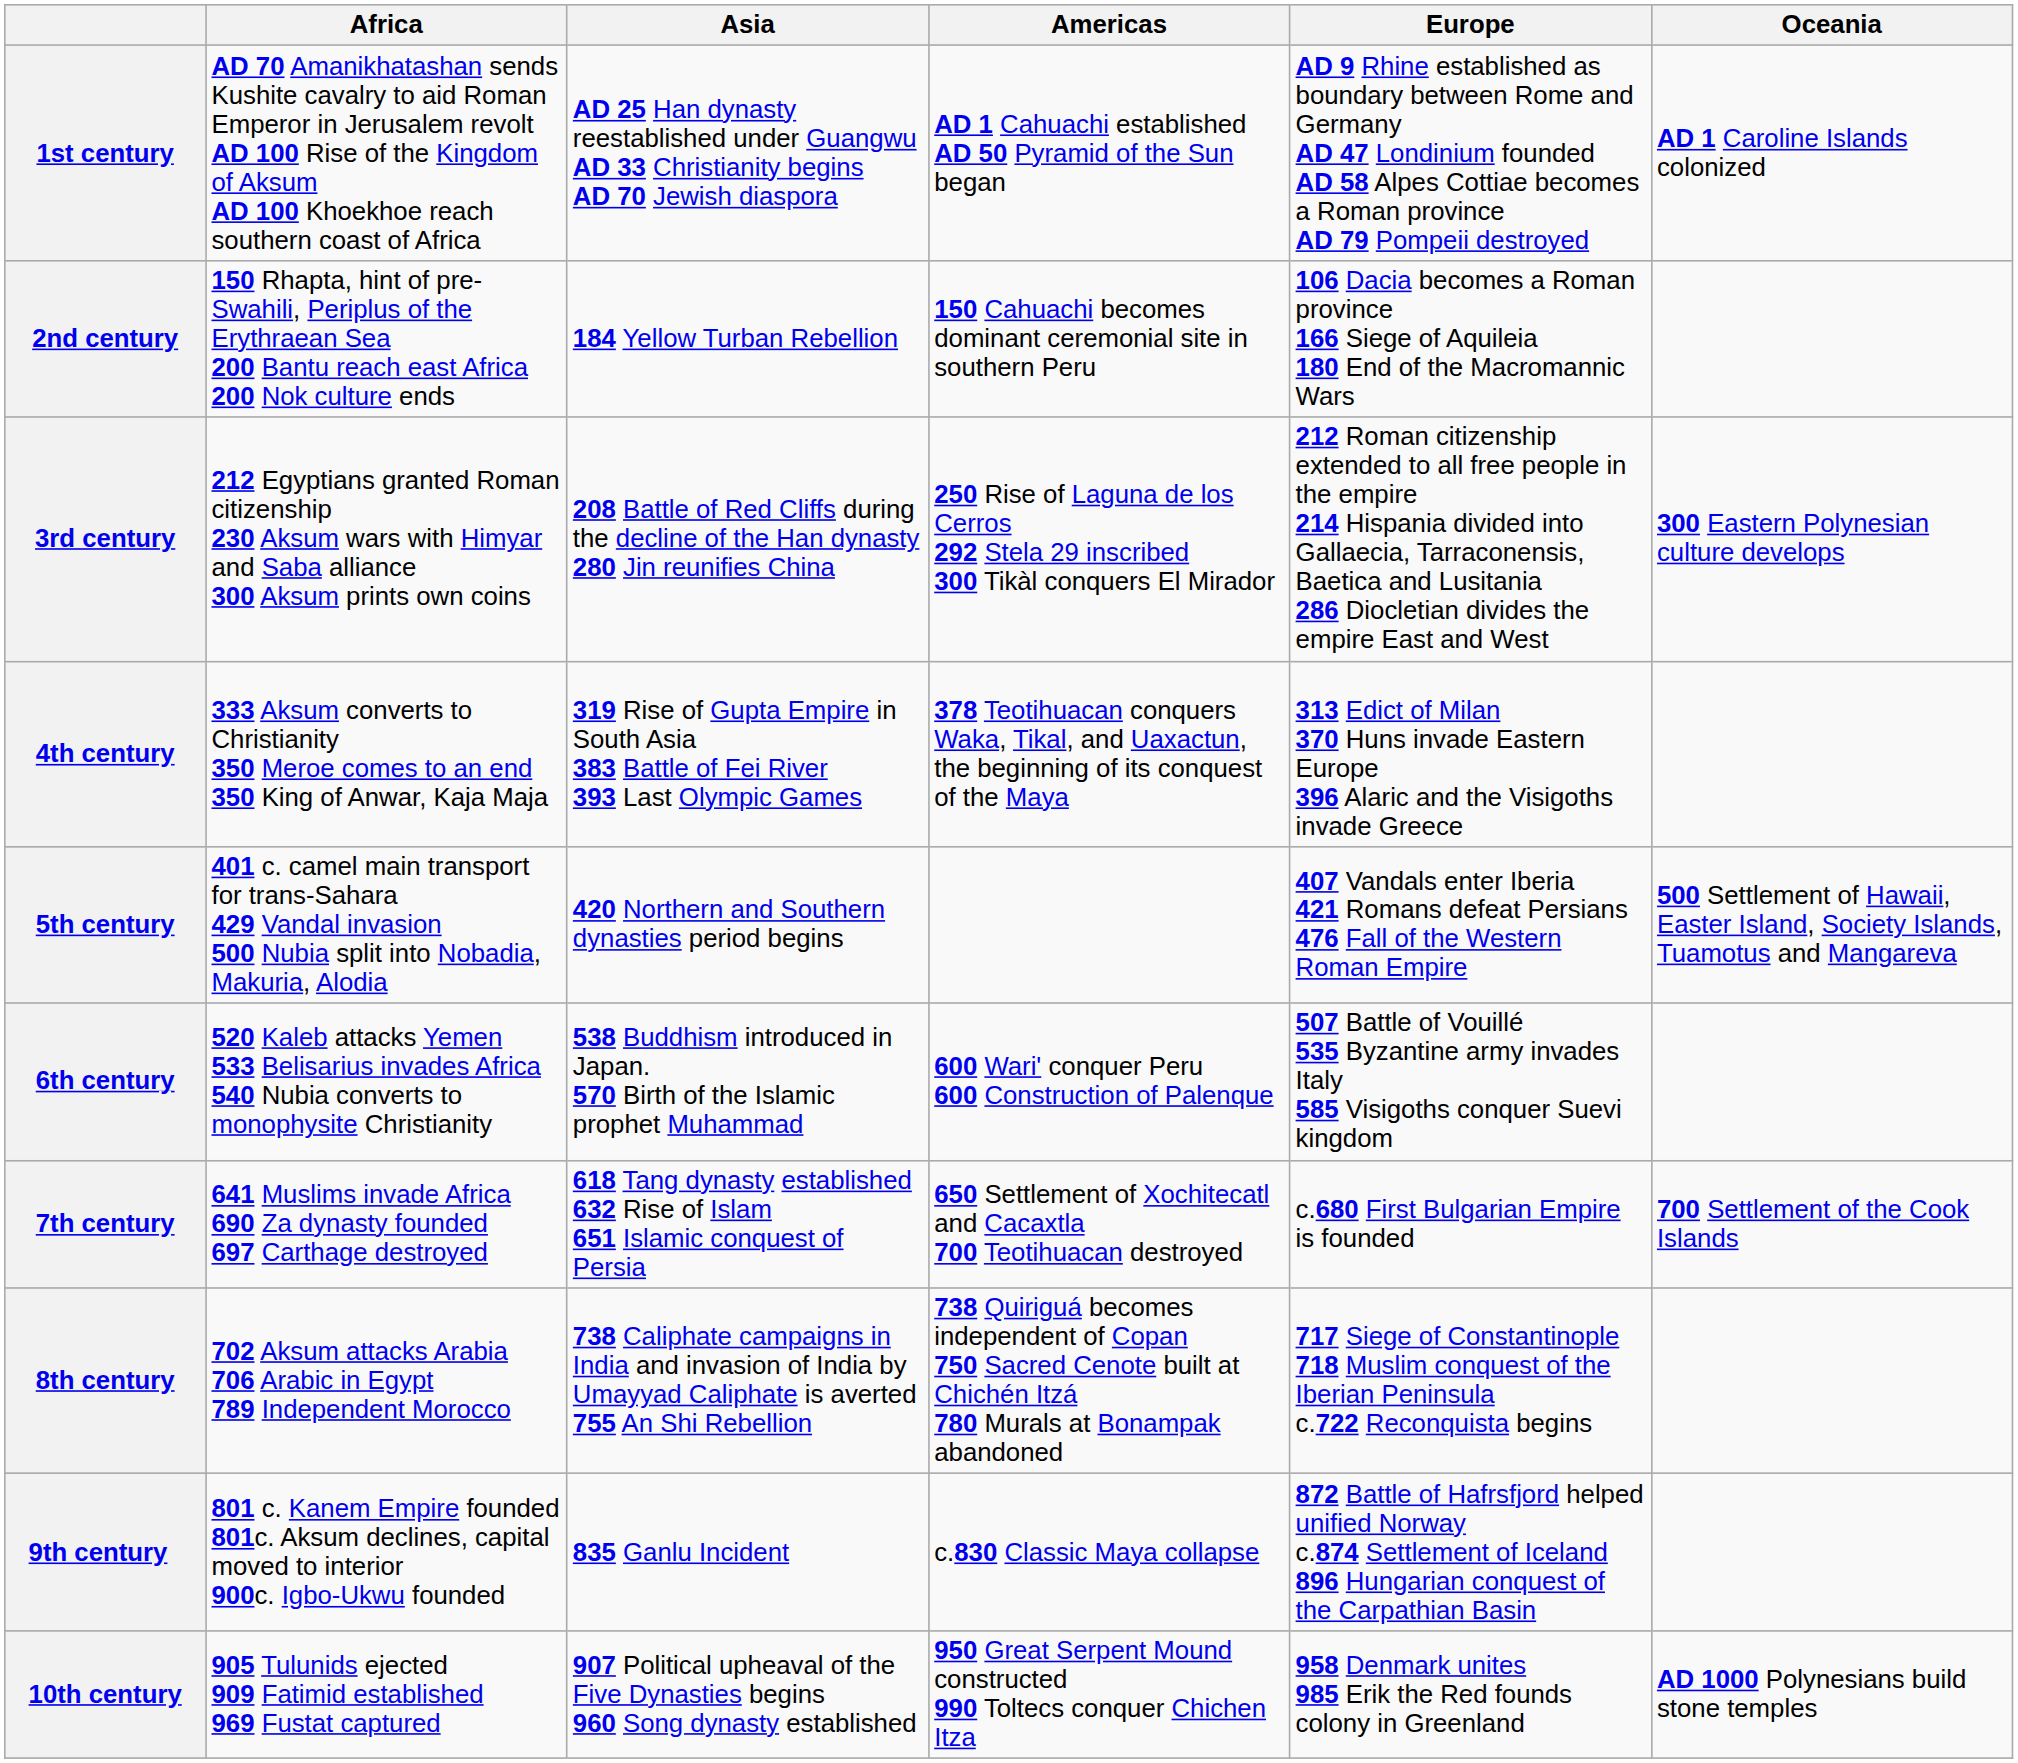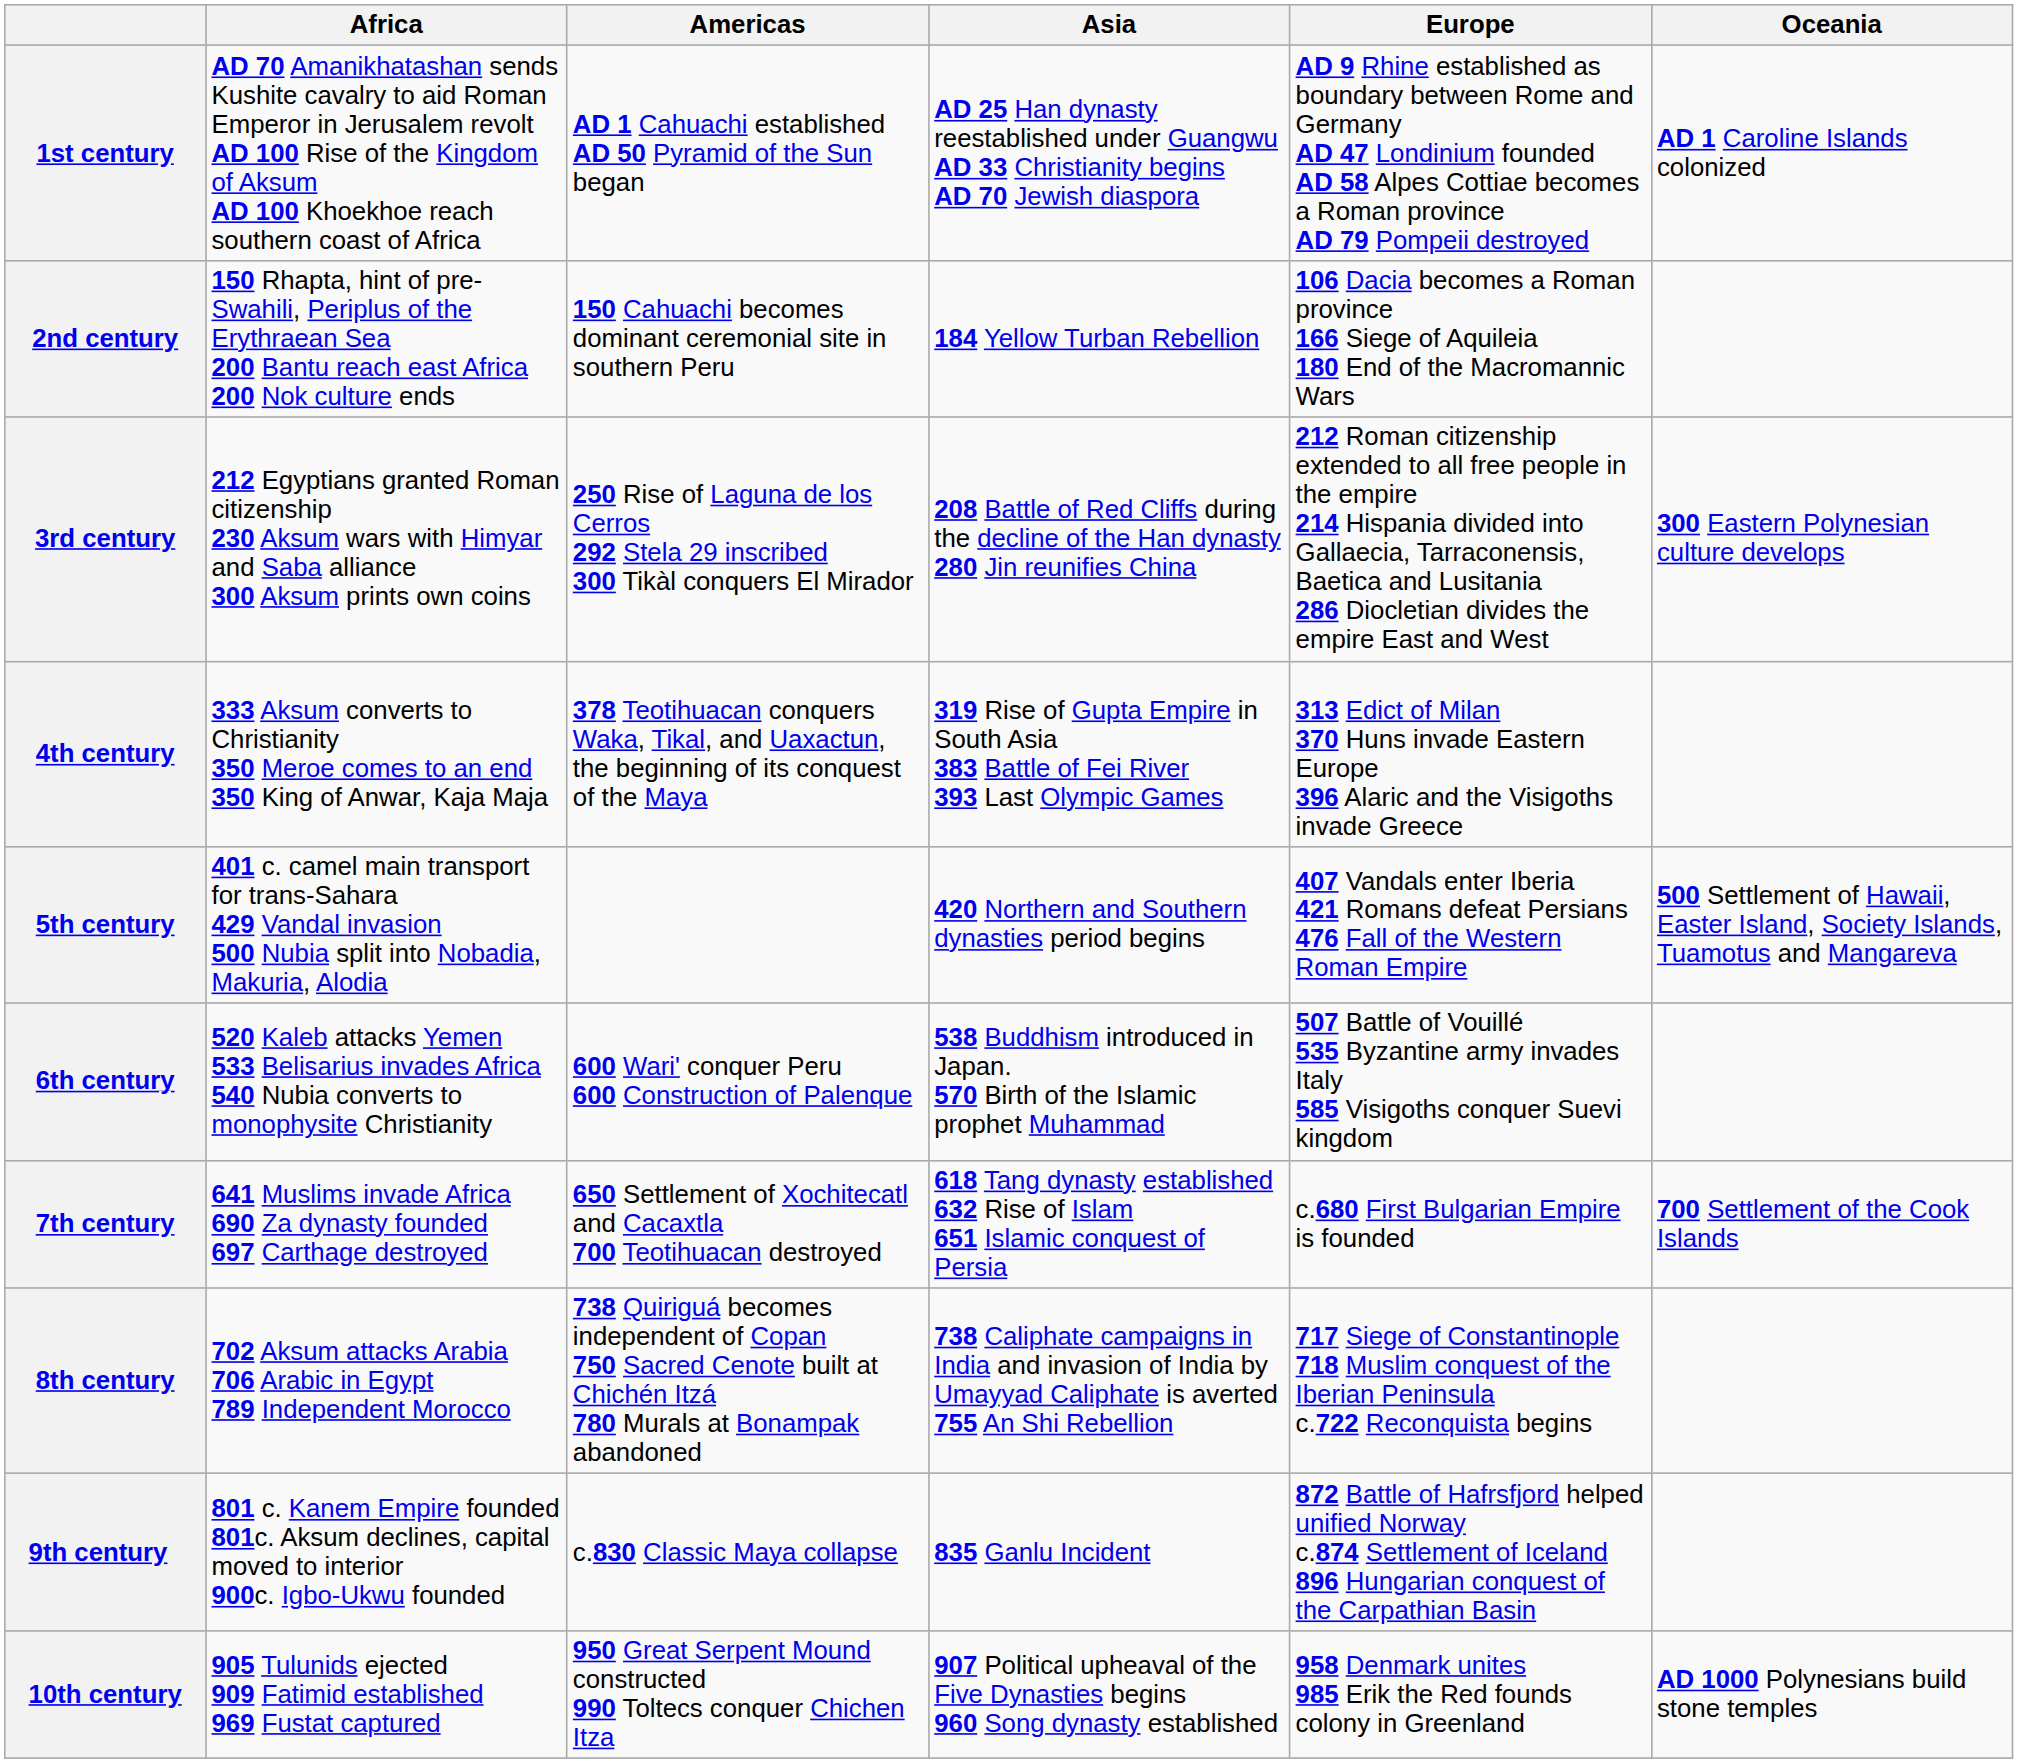columns swapped: (1109, 24) <-> (748, 24)
